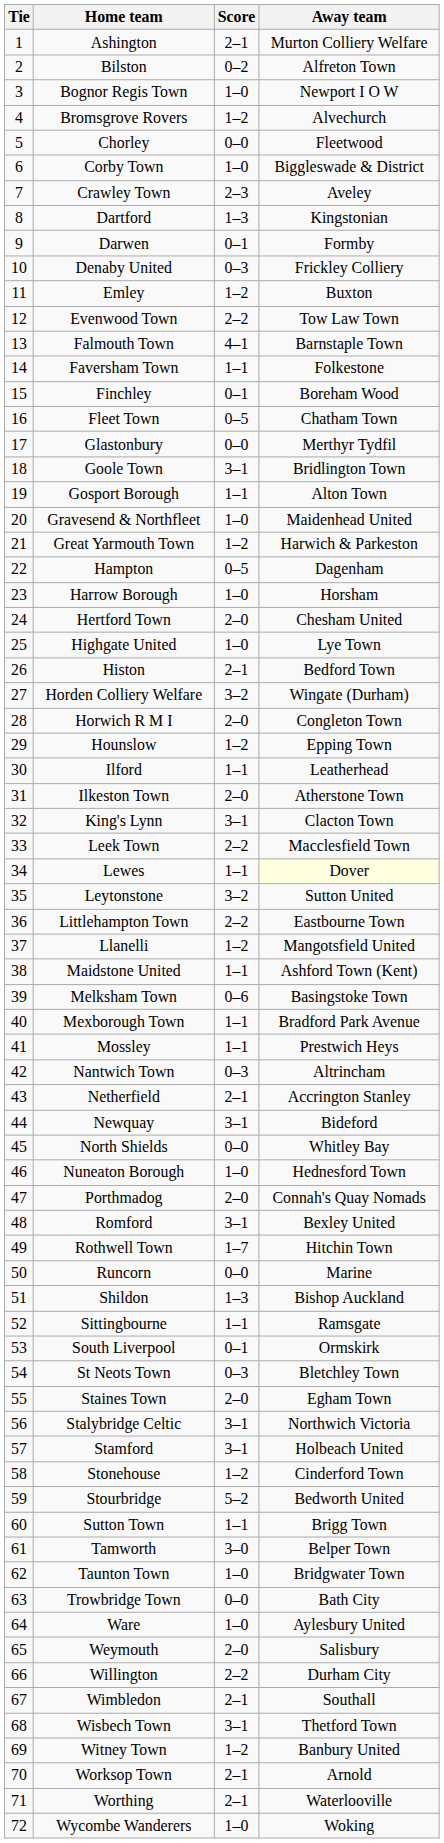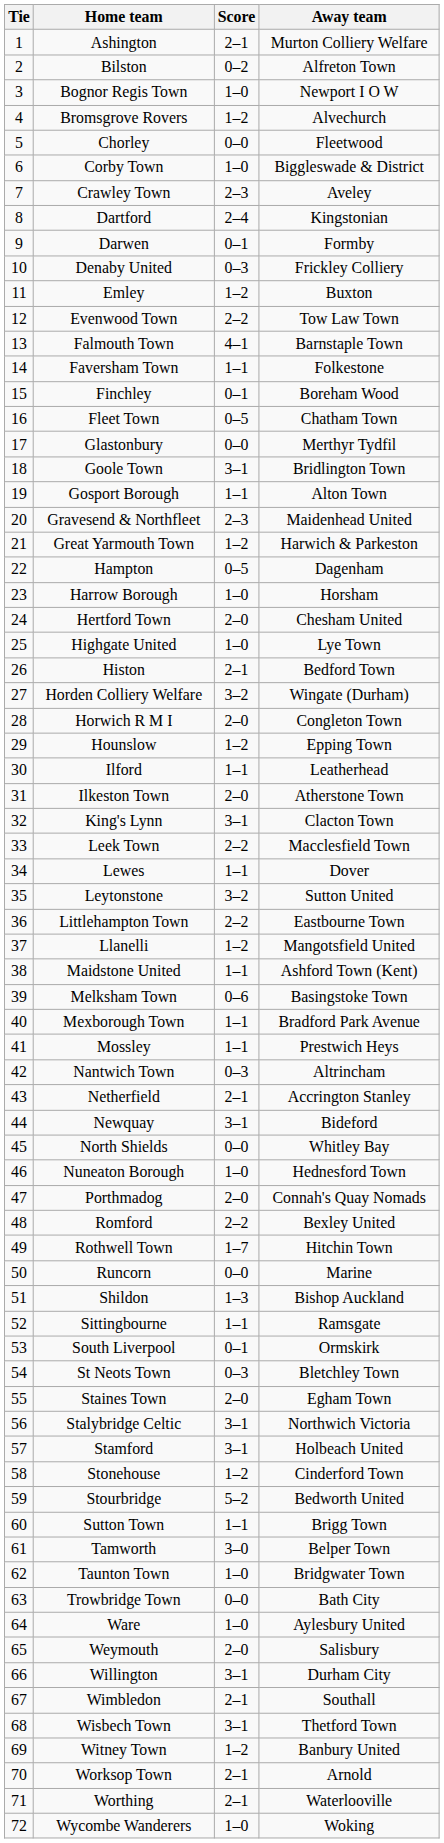(236, 218) 1–3 -> (236, 218) 2–4
(236, 519) 1–0 -> (236, 519) 2–3
(349, 871) lightyellow background -> (349, 871) no background
(236, 1222) 3–1 -> (236, 1222) 2–2
(236, 1675) 2–2 -> (236, 1675) 3–1
